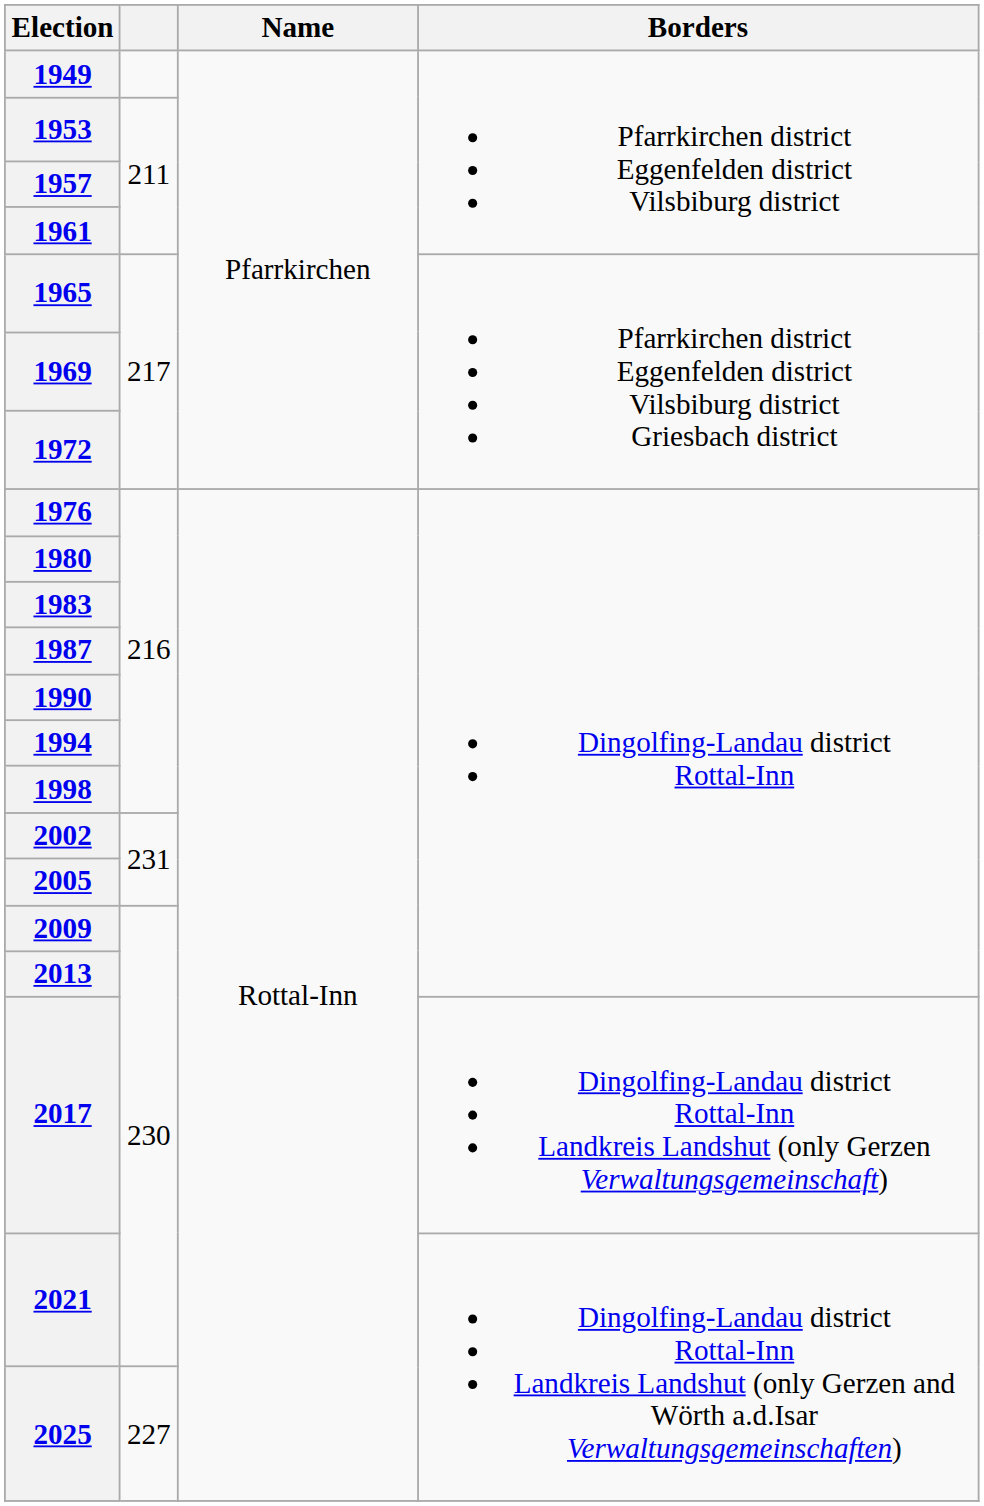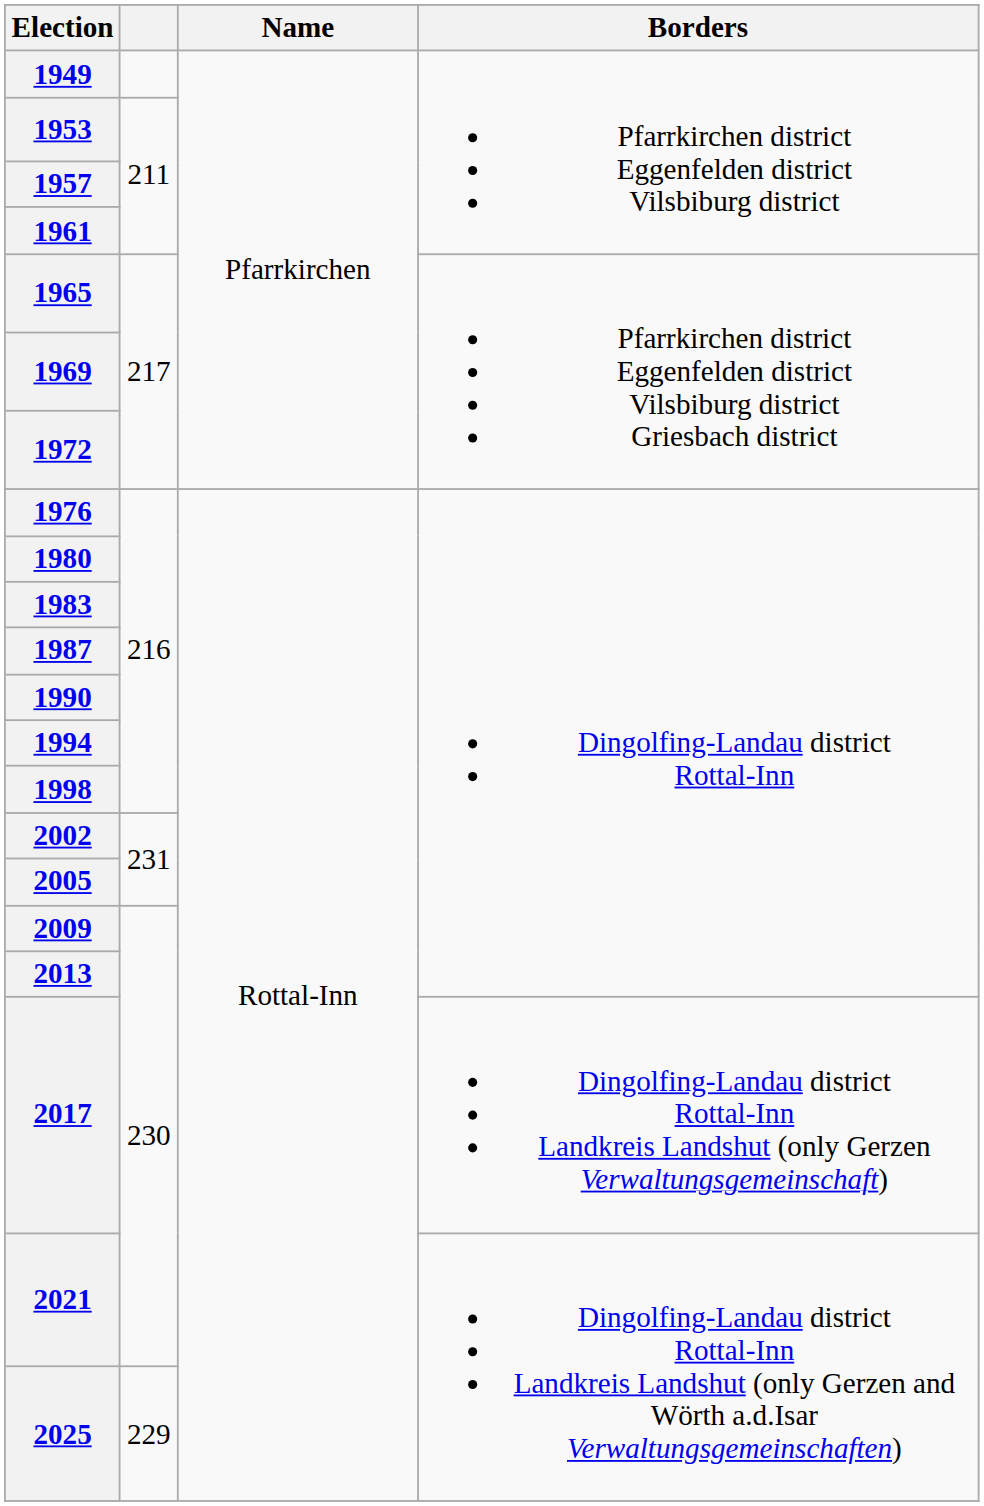(149, 1433) 227 -> (149, 1433) 229
